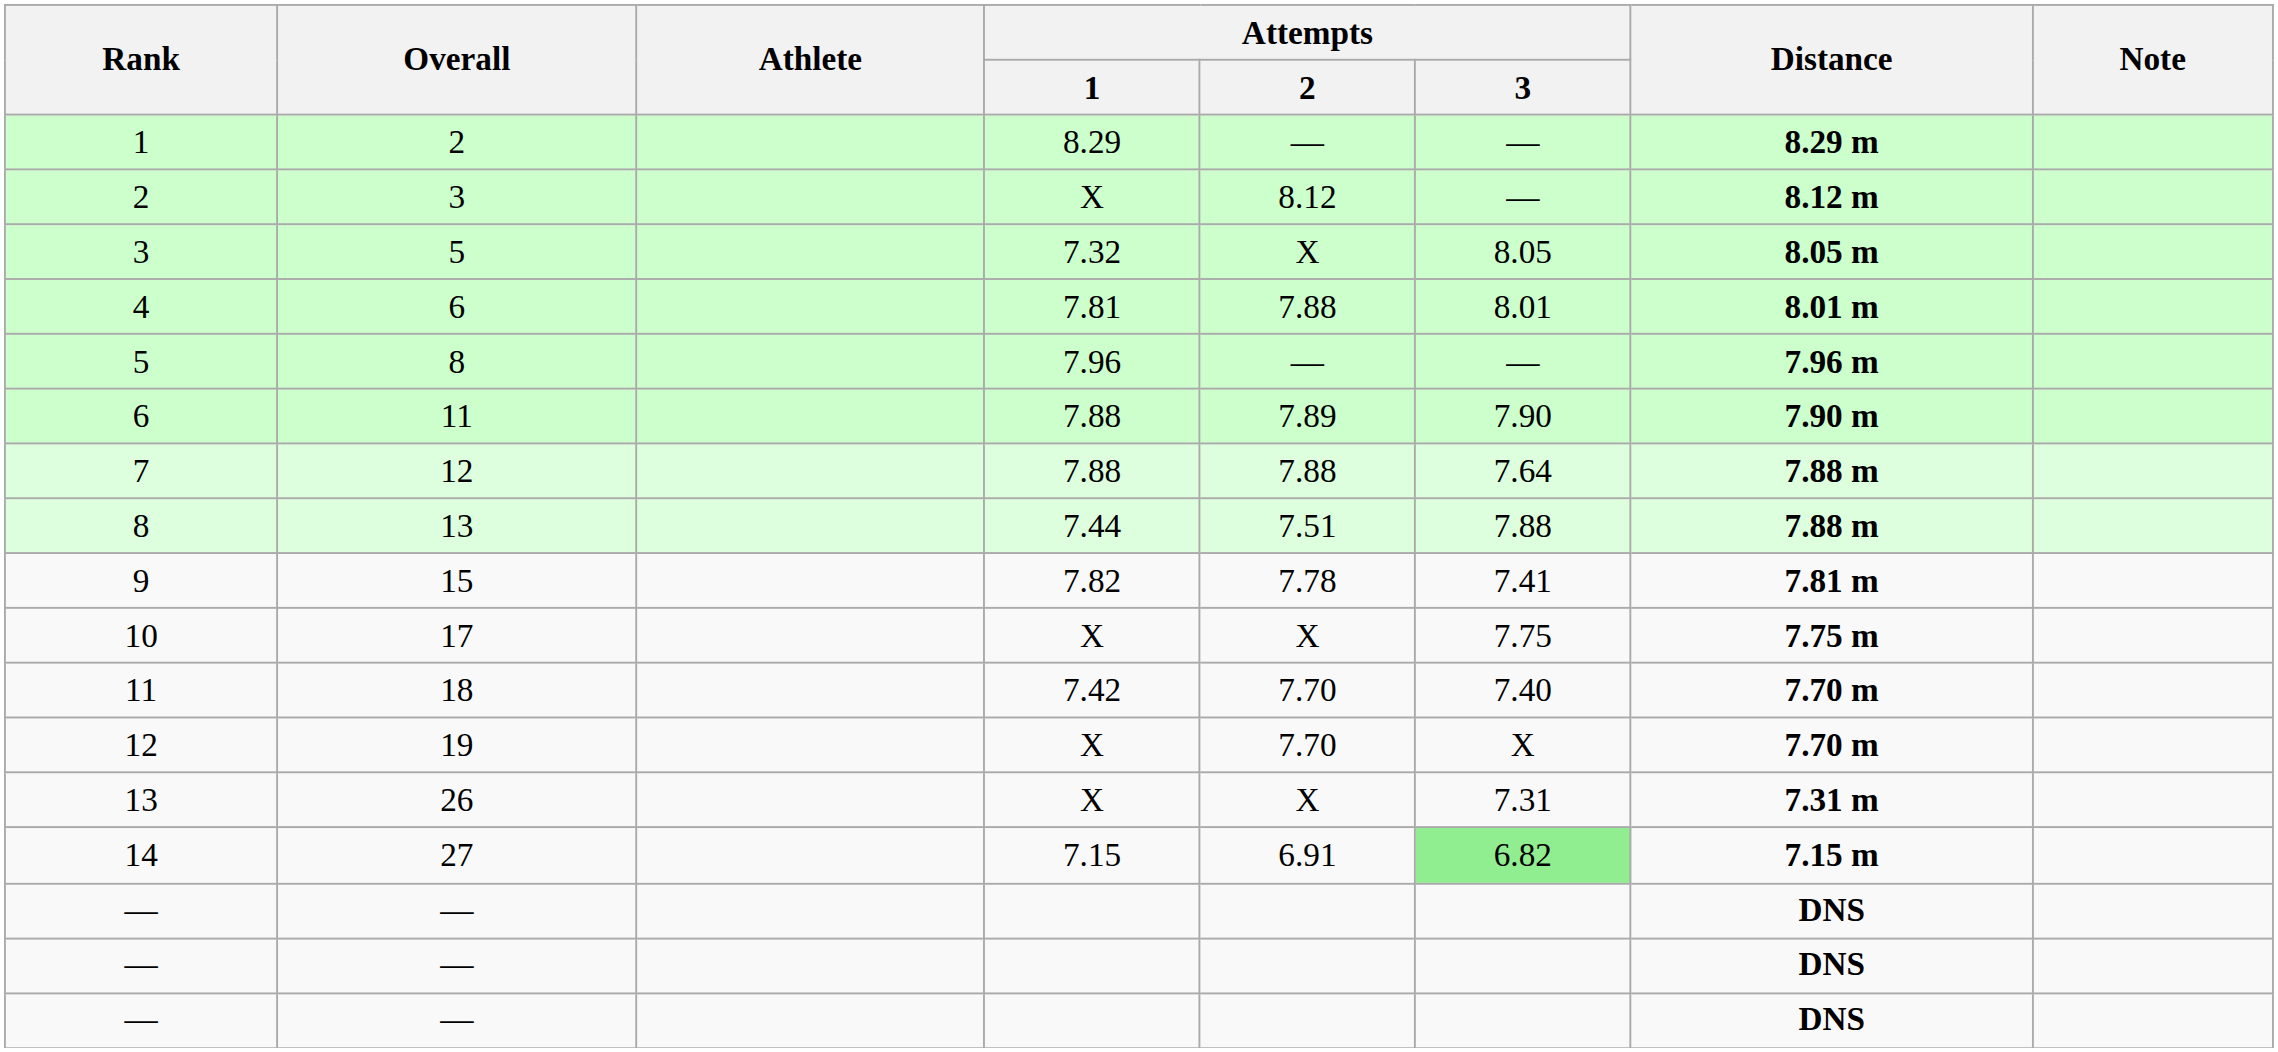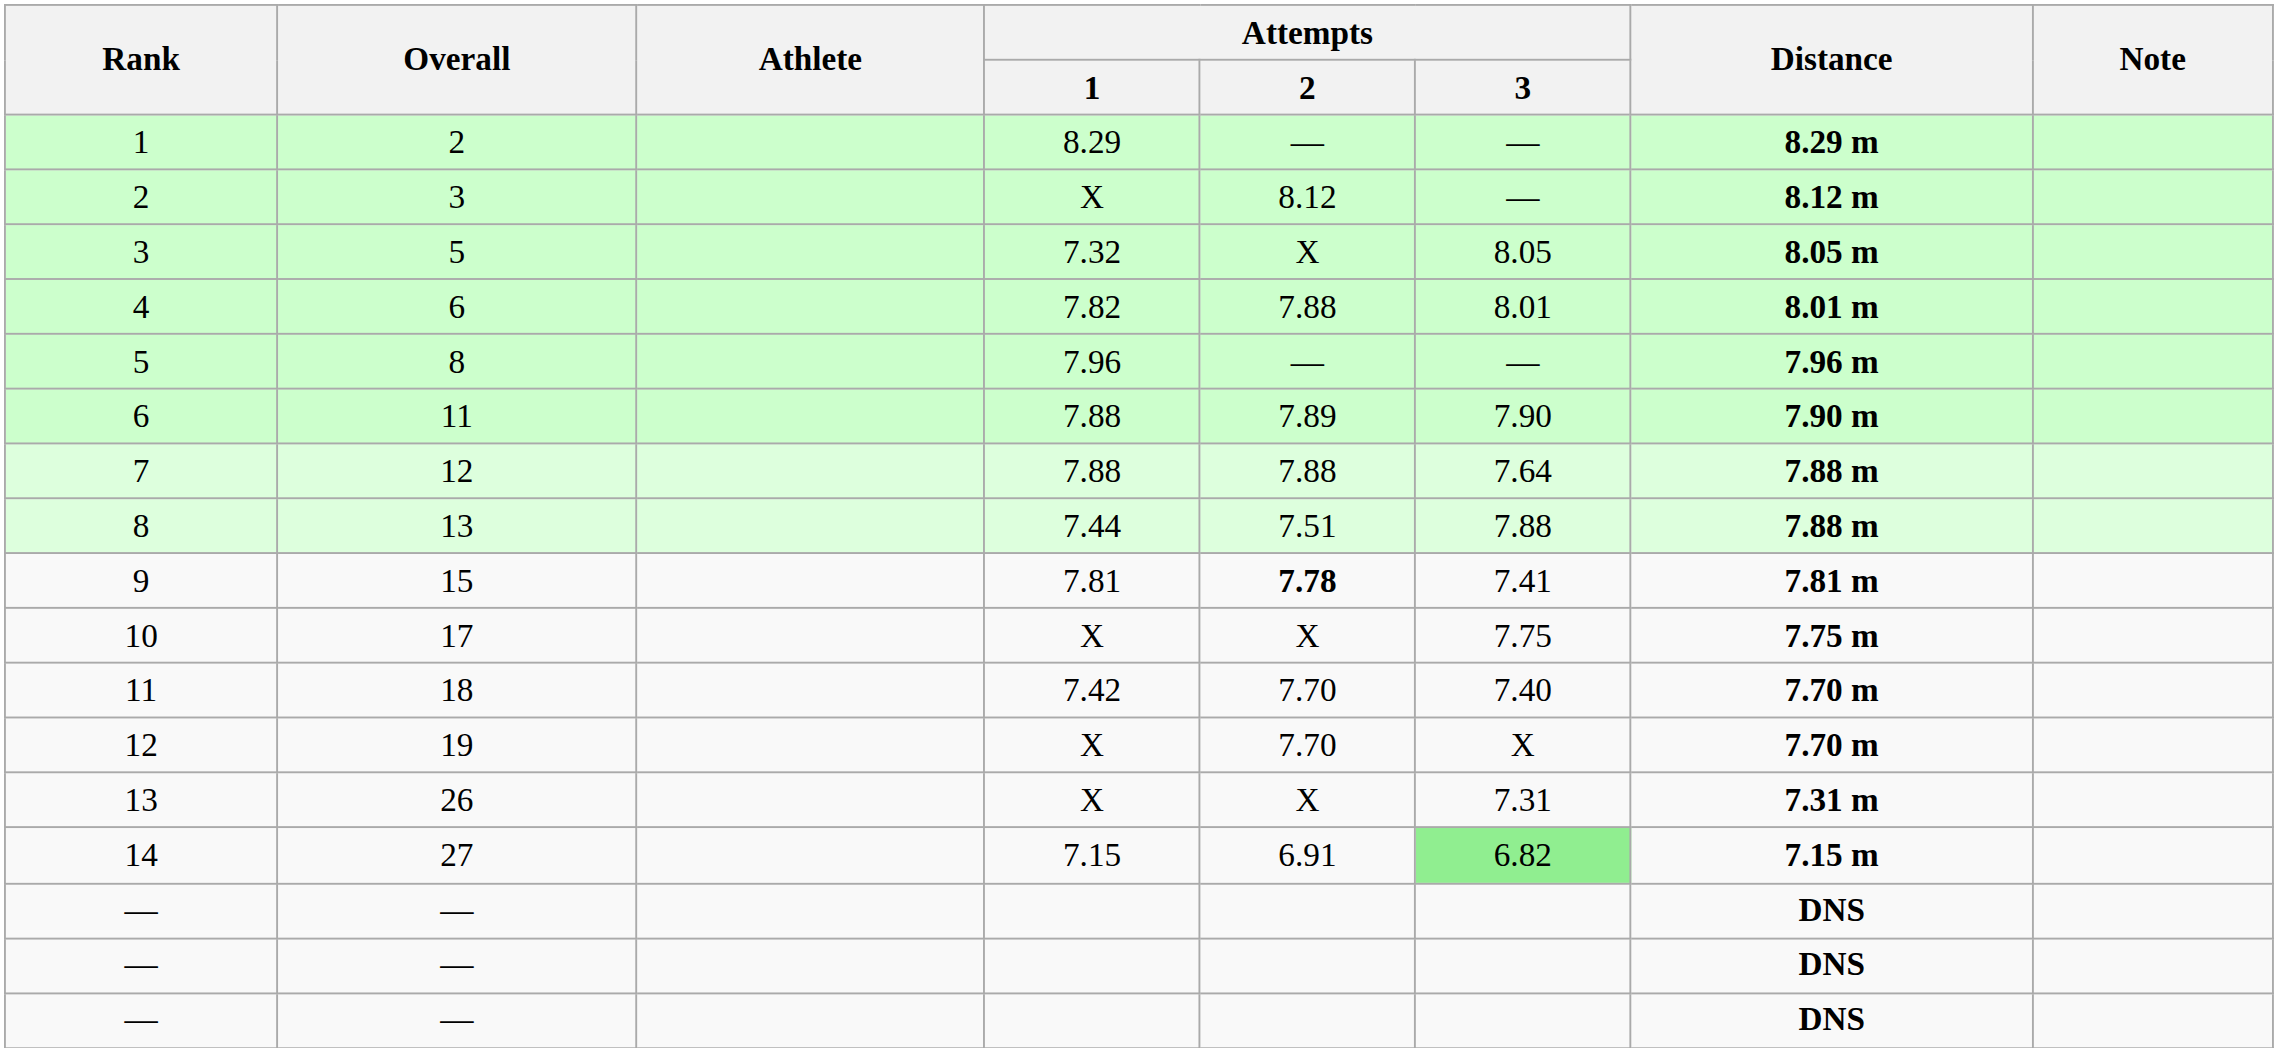(1092, 305) 7.81 -> (1092, 305) 7.82
(1092, 580) 7.82 -> (1092, 580) 7.81
(1307, 580) normal -> (1307, 580) bold
